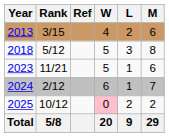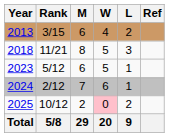columns swapped: (153, 13) <-> (82, 13)
(53, 50) 5/12 -> (53, 50) 11/21
(53, 68) 11/21 -> (53, 68) 5/12
